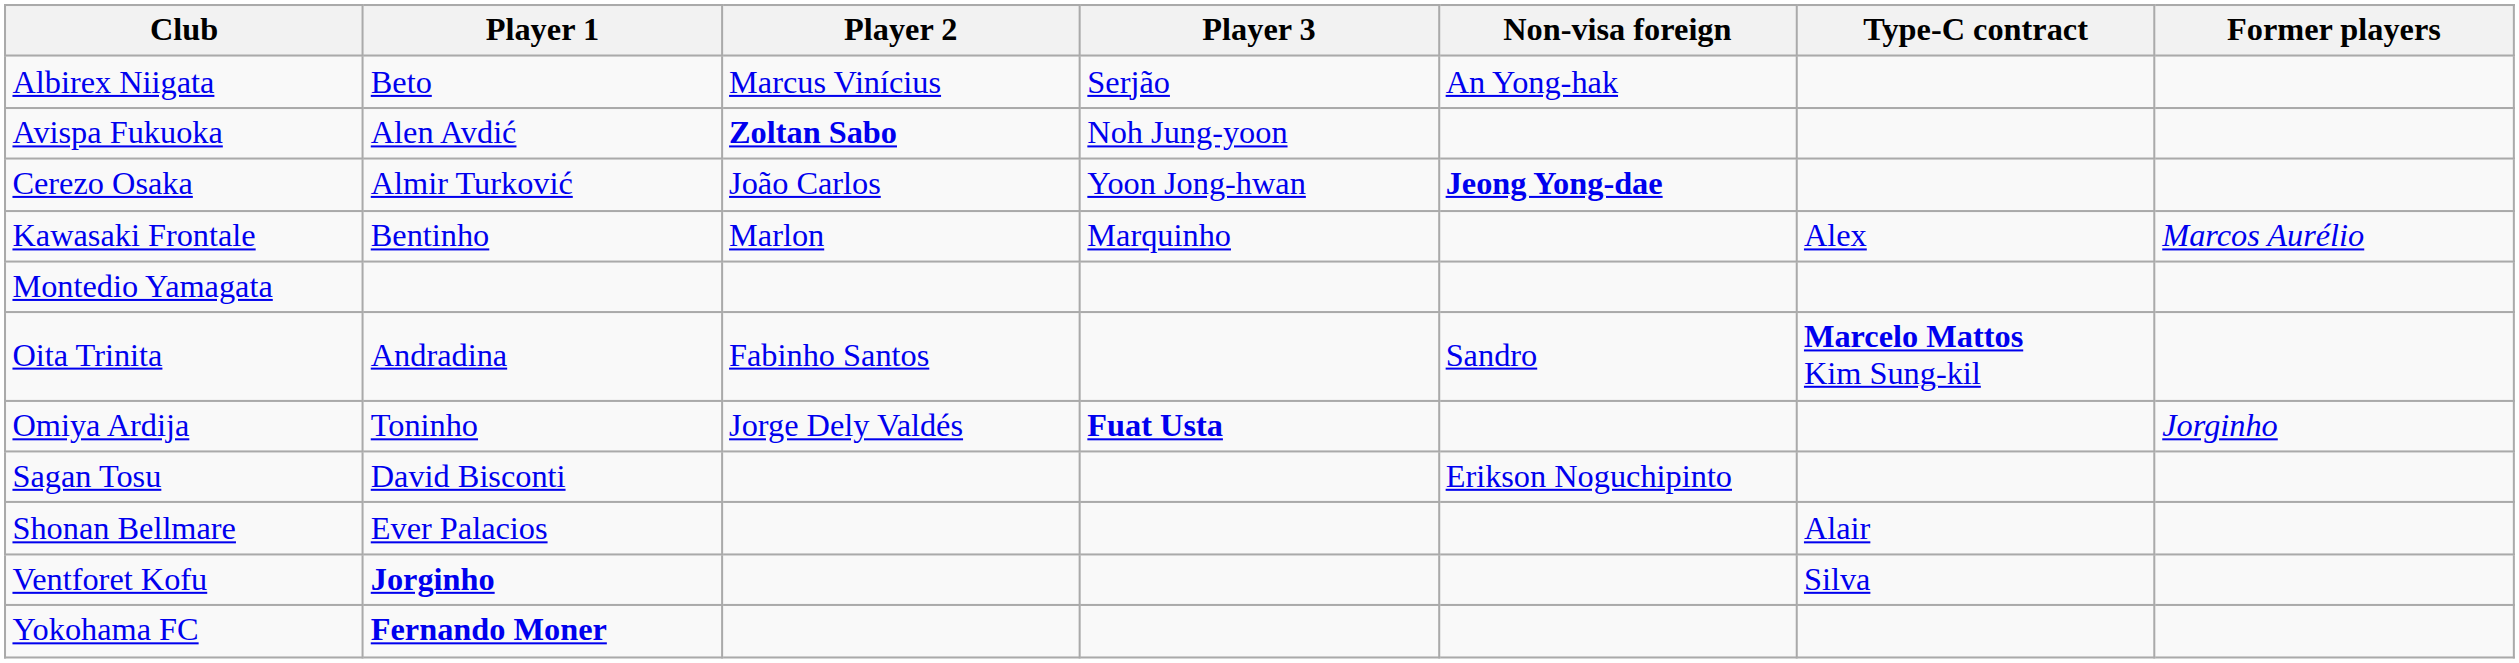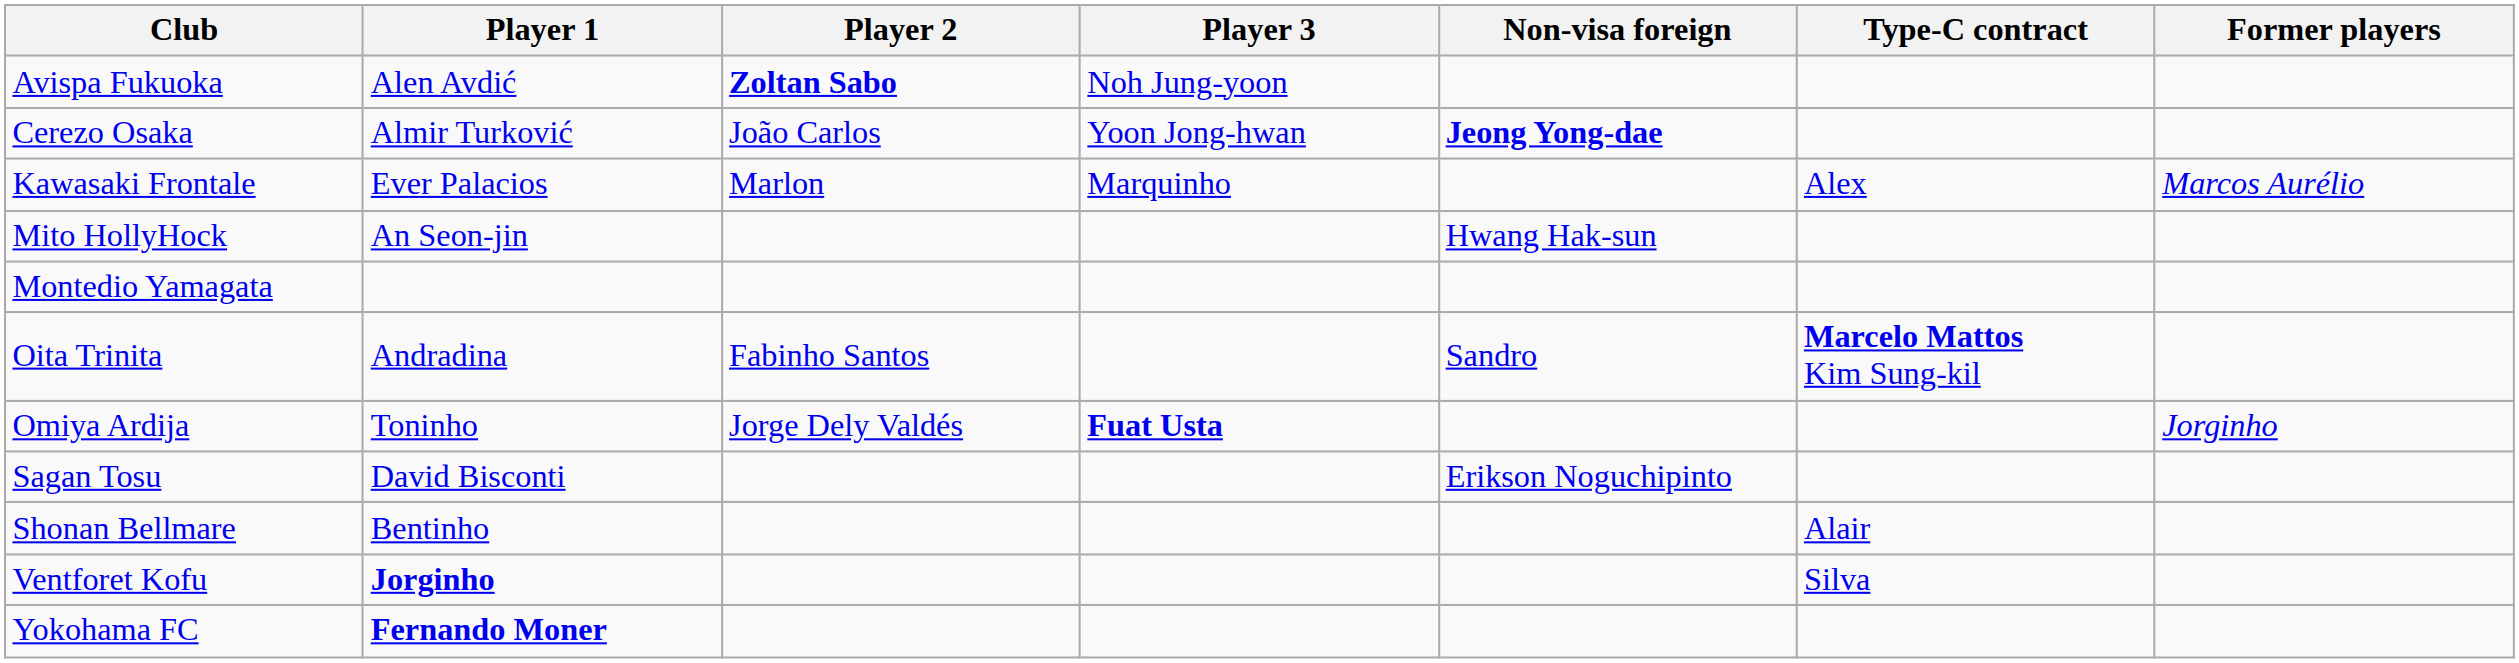- row: (113, 81)
(430, 235) Bentinho -> (459, 183) Ever Palacios
+ row: (120, 235)
(459, 527) Ever Palacios -> (430, 527) Bentinho
